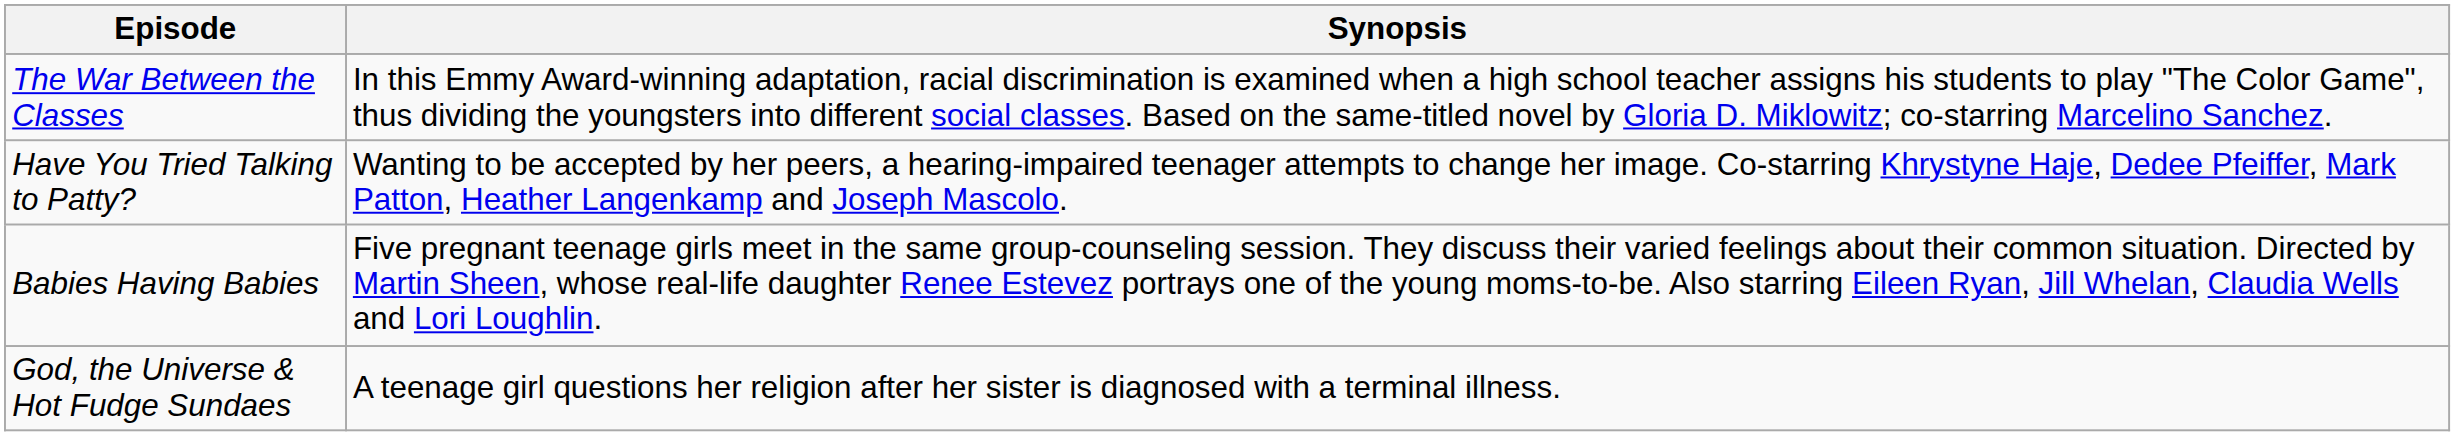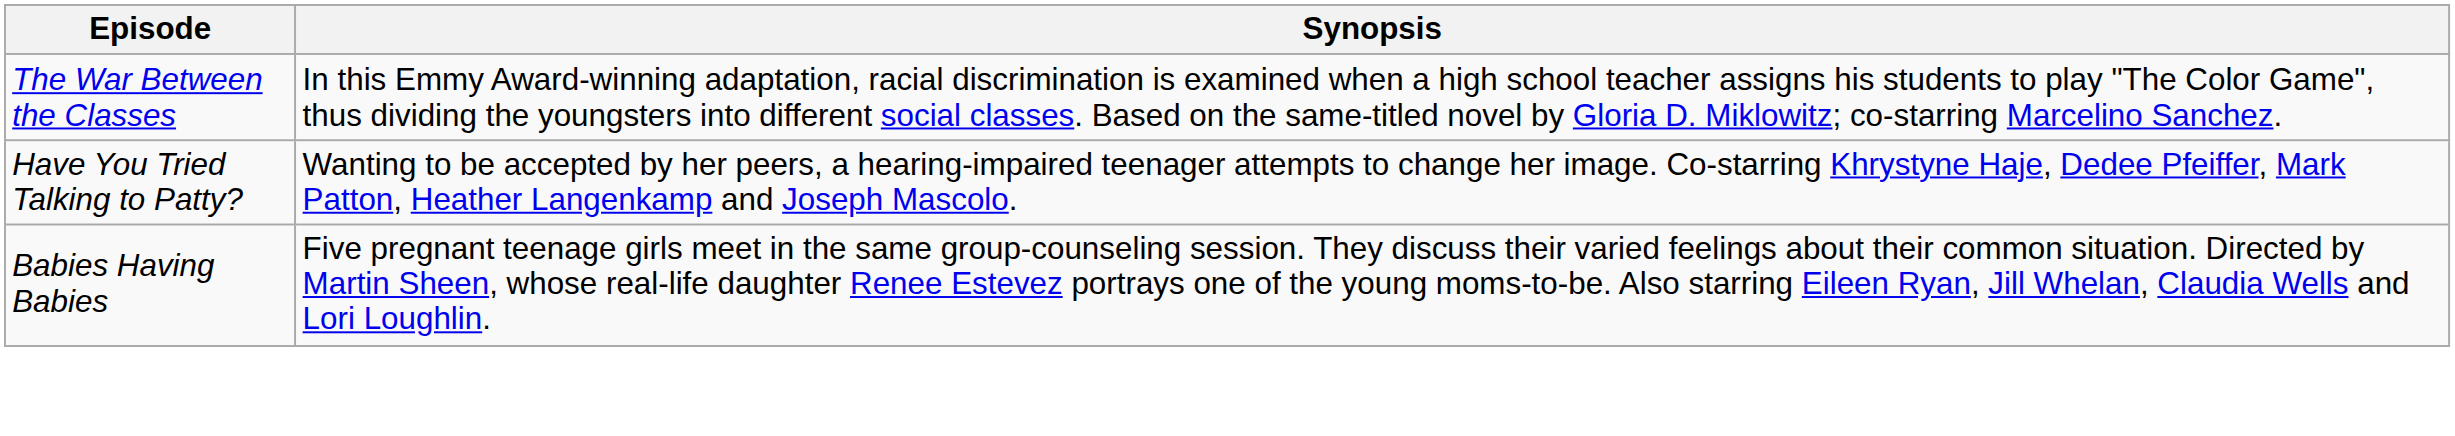- row: (153, 387)
